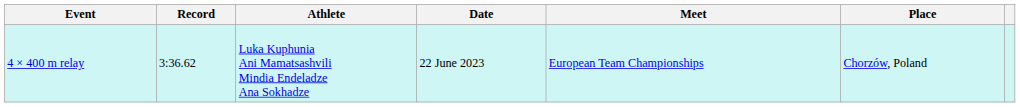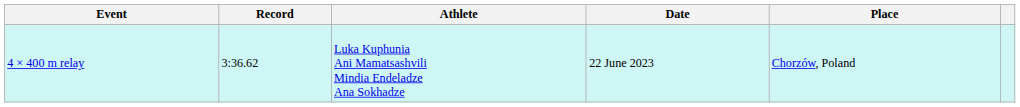- column: (693, 14)
